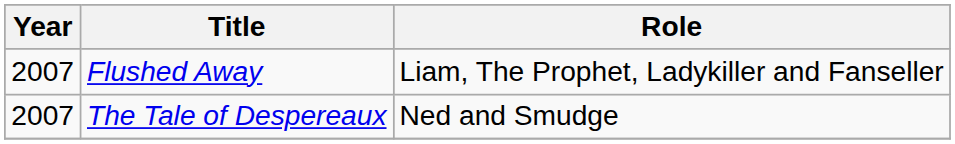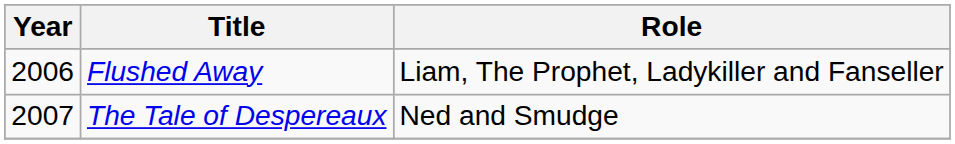(43, 71) 2007 -> (43, 71) 2006
